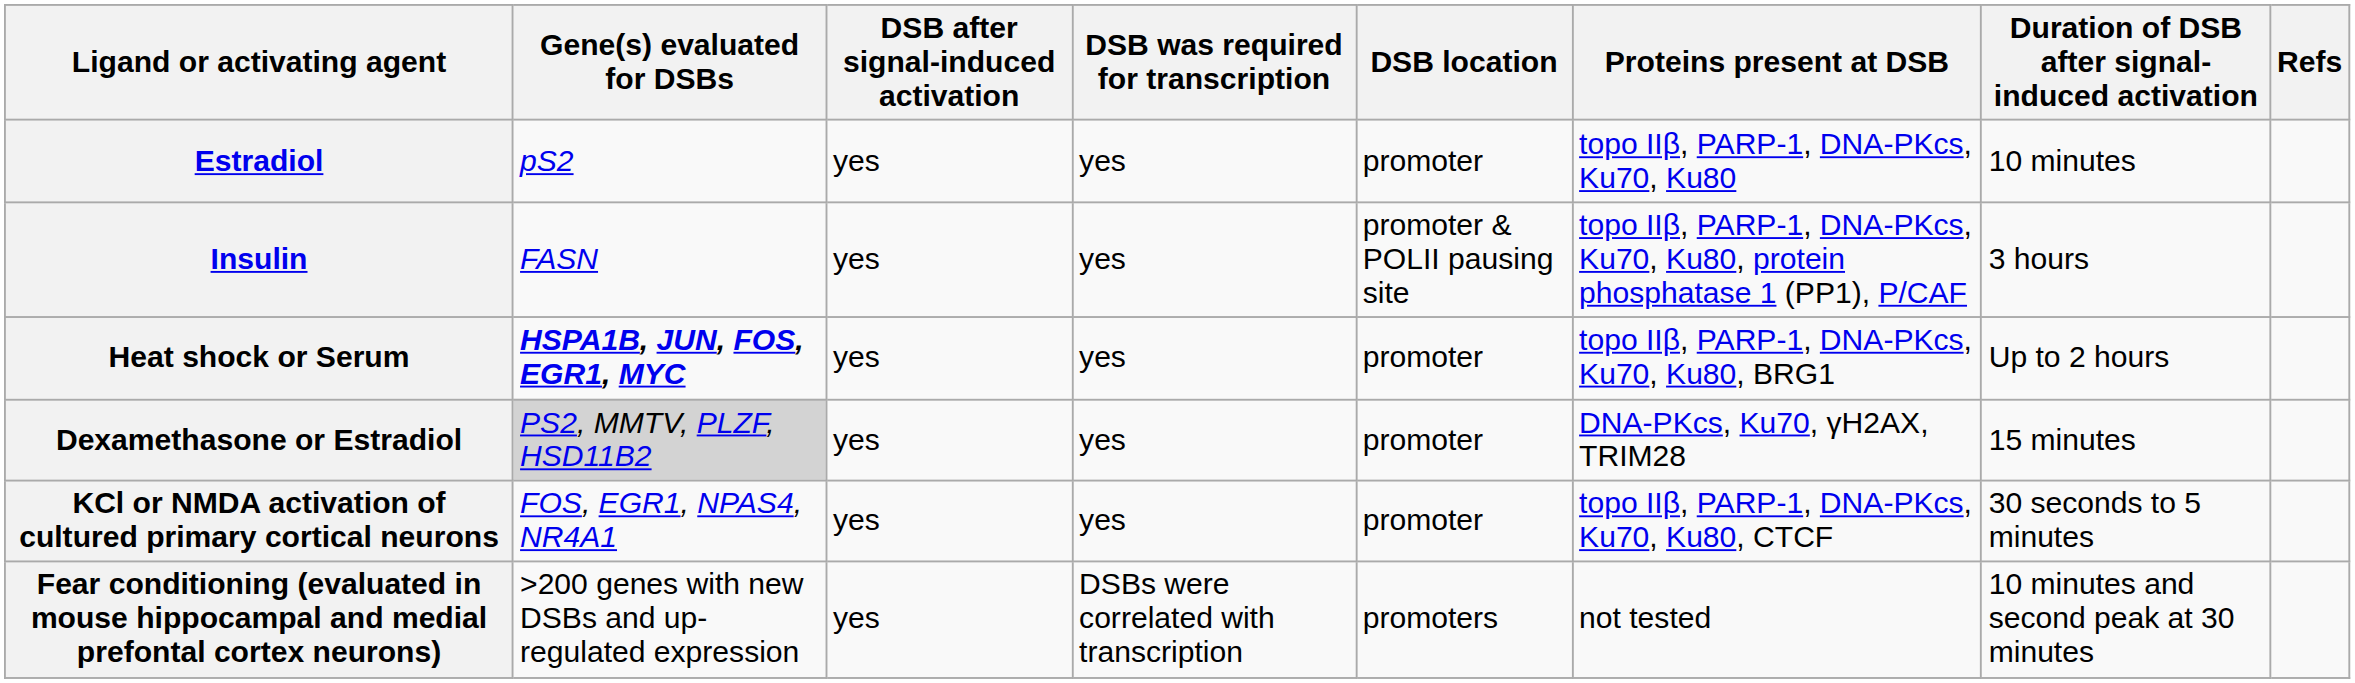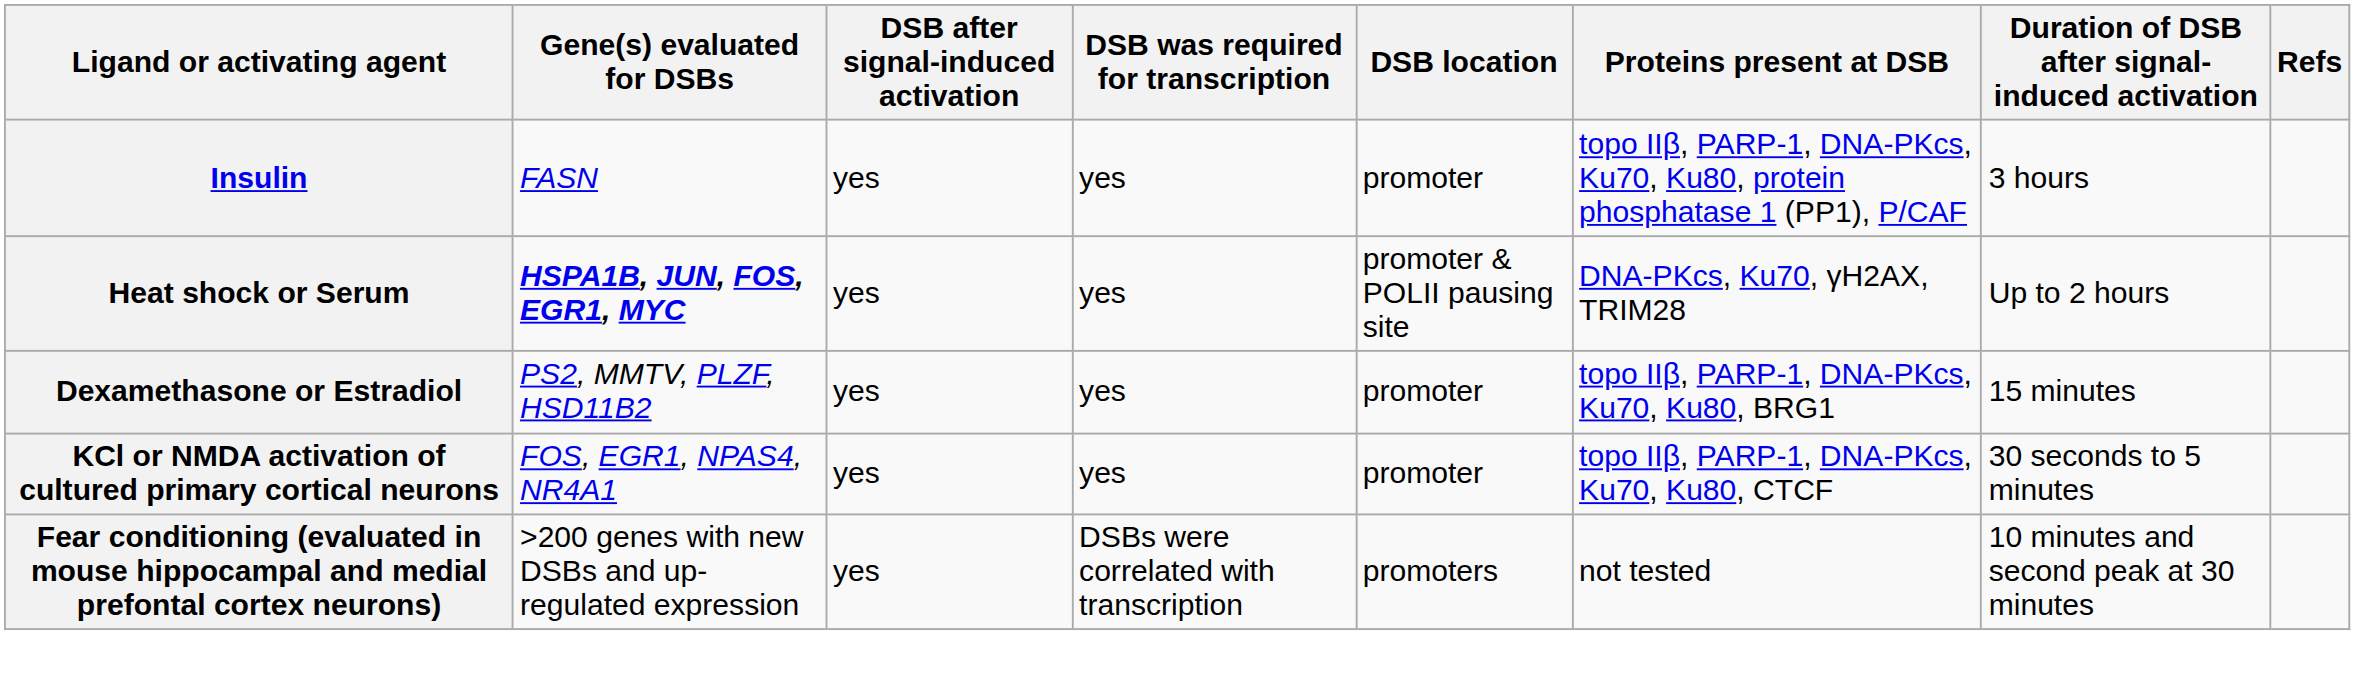- row: (259, 160)
(1458, 259) promoter & POLII pausing site -> (1423, 177) promoter
(1423, 357) promoter -> (1458, 292) promoter & POLII pausing site
(1776, 357) topo IIβ, PARP-1, DNA-PKcs, Ku70, Ku80, BRG1 -> (1754, 292) DNA-PKcs, Ku70, γH2AX, TRIM28
(647, 439) lightgrey background -> (647, 391) no background
(1754, 439) DNA-PKcs, Ku70, γH2AX, TRIM28 -> (1776, 391) topo IIβ, PARP-1, DNA-PKcs, Ku70, Ku80, BRG1
